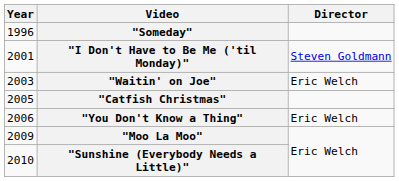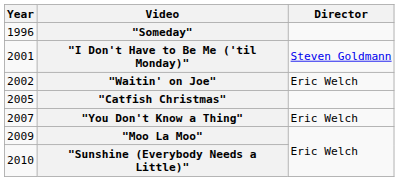(21, 81) 2003 -> (21, 81) 2002
(21, 118) 2006 -> (21, 118) 2007
